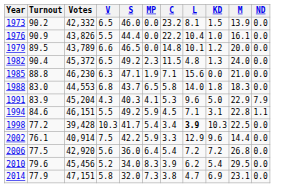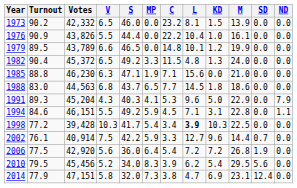+ column: (263, 11)
(240, 49) 20.0 -> (240, 49) 19.9
(151, 62) 2.3 -> (151, 62) 3.3
(80, 88) 44,553 -> (80, 88) 44,563
(169, 88) 5.8 -> (169, 88) 7.7
(195, 88) 14.0 -> (195, 88) 14.5
(240, 88) 18.3 -> (240, 88) 18.6
(39, 100) 83.9 -> (39, 100) 89.3
(195, 139) 12.9 -> (195, 139) 12.7
(39, 164) 79.6 -> (39, 164) 79.5
